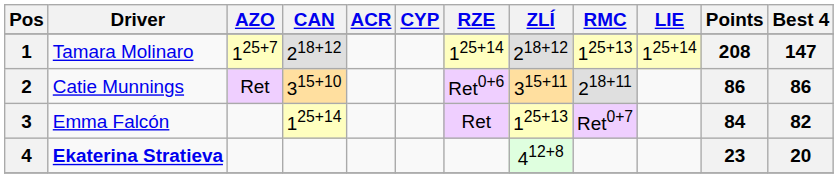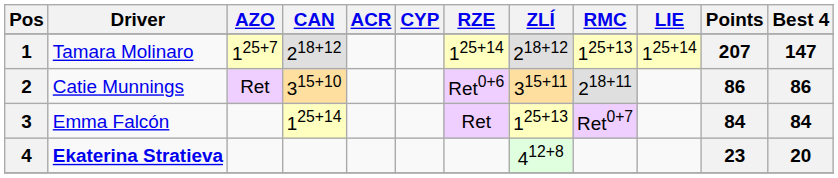(735, 51) 208 -> (735, 51) 207
(801, 121) 82 -> (801, 121) 84
